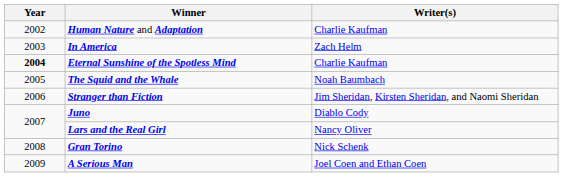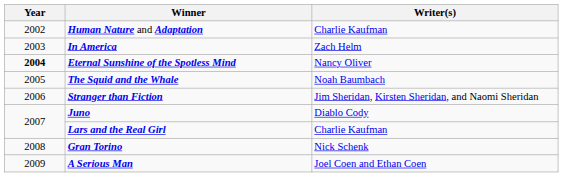(351, 63) Charlie Kaufman -> (343, 63) Nancy Oliver
(343, 130) Nancy Oliver -> (351, 130) Charlie Kaufman
